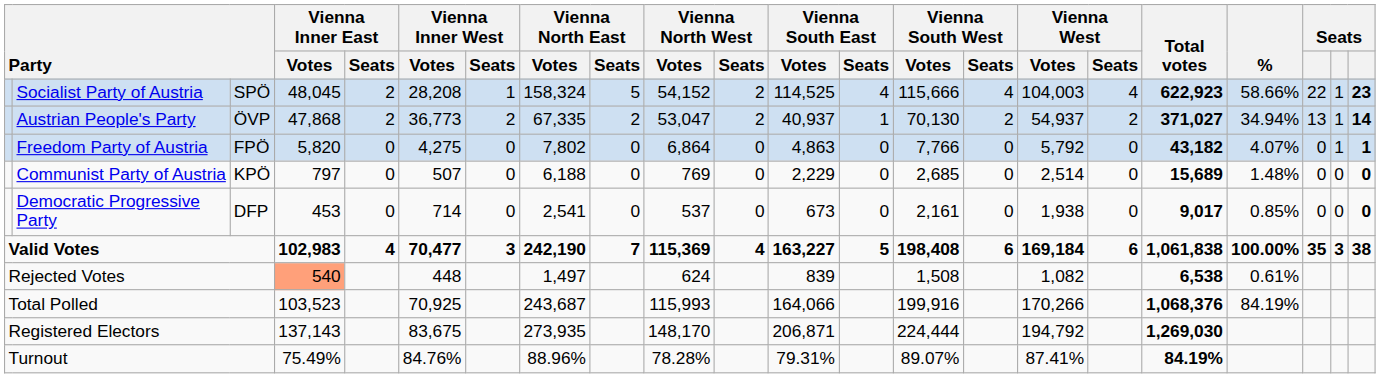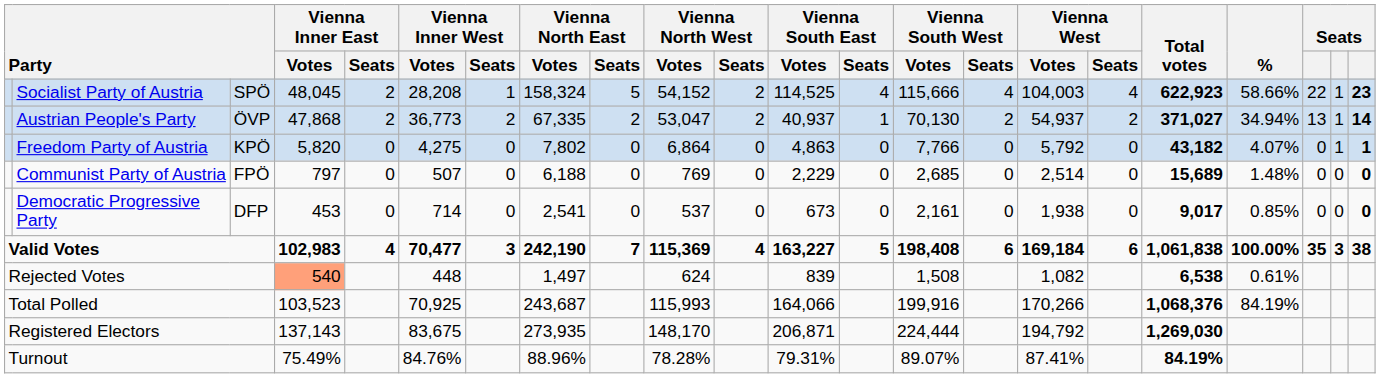(252, 147) FPÖ -> (252, 147) KPÖ
(252, 174) KPÖ -> (252, 174) FPÖ
